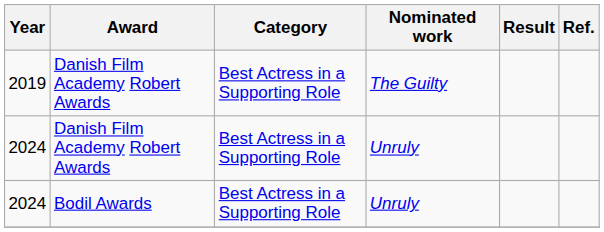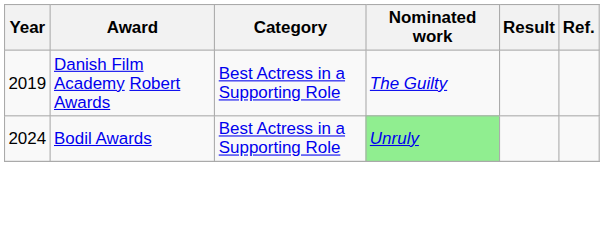- row: (27, 148)
(394, 203) no background -> (394, 138) lightgreen background
